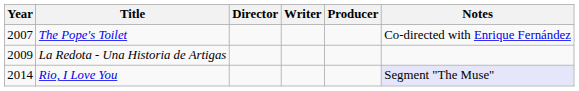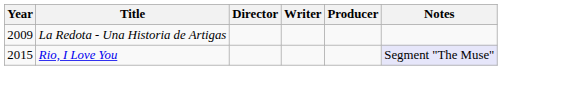- row: (83, 34)
(20, 75) 2014 -> (20, 55) 2015
